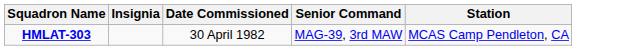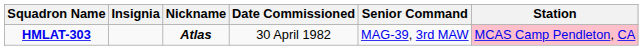+ column: (196, 14)
(489, 34) no background -> (555, 34) pink background
